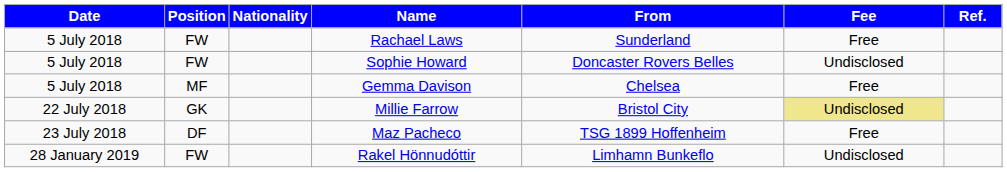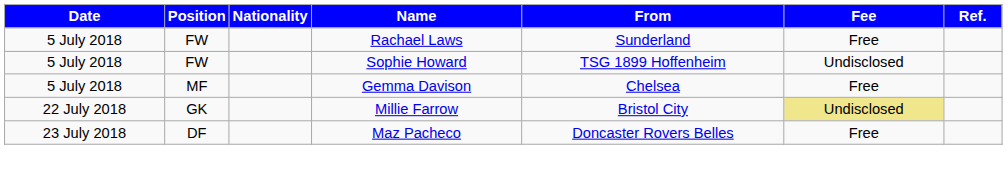(653, 63) Doncaster Rovers Belles -> (653, 63) TSG 1899 Hoffenheim
(653, 133) TSG 1899 Hoffenheim -> (653, 133) Doncaster Rovers Belles
- row: (417, 156)
